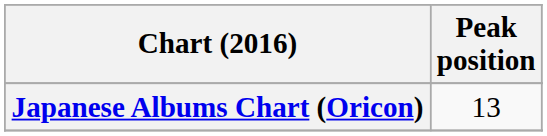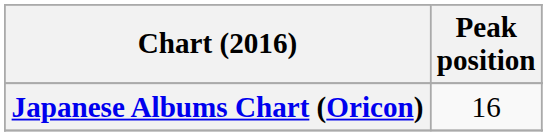(486, 106) 13 -> (486, 106) 16
